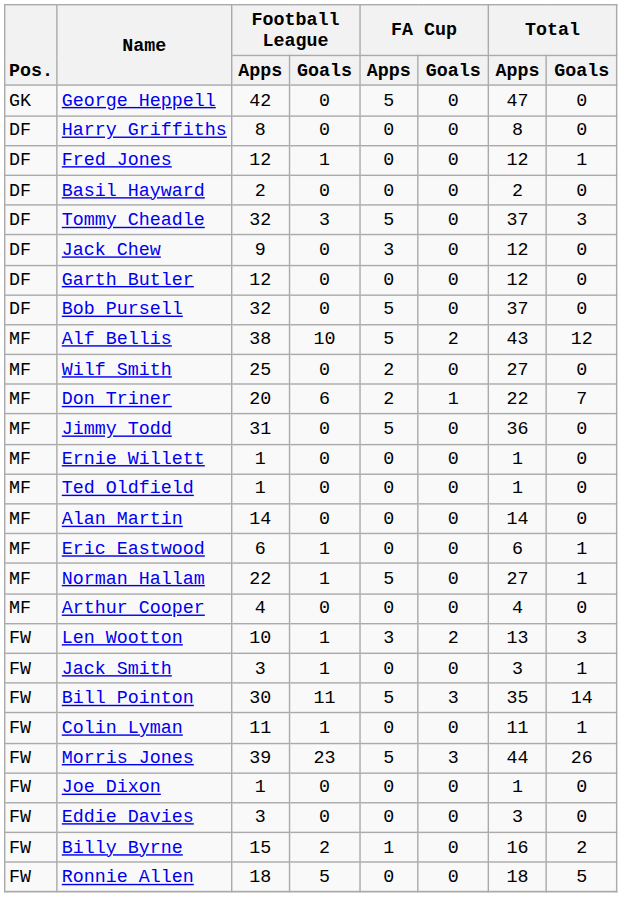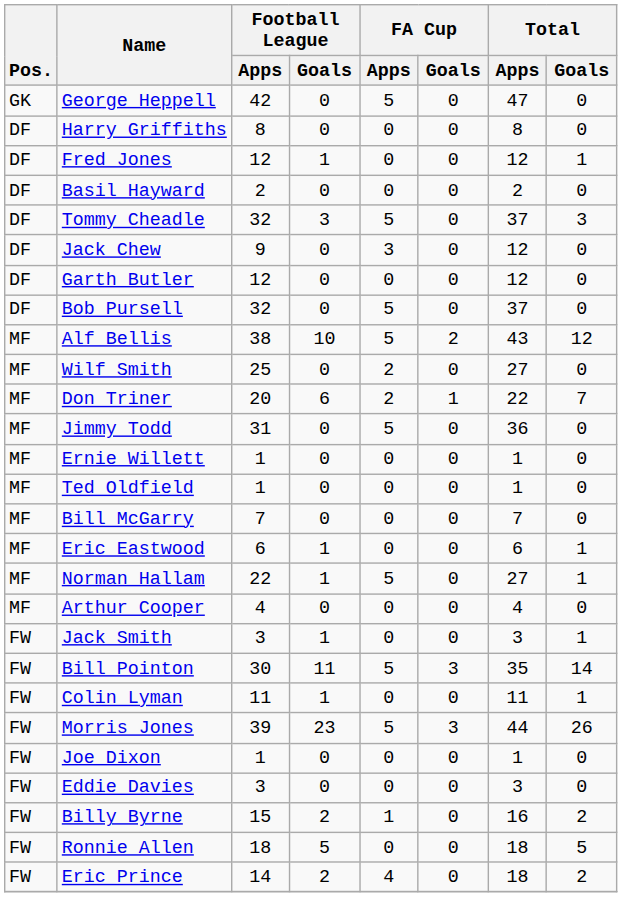- row: (122, 519)
+ row: (128, 519)
- row: (122, 638)
+ row: (122, 877)
